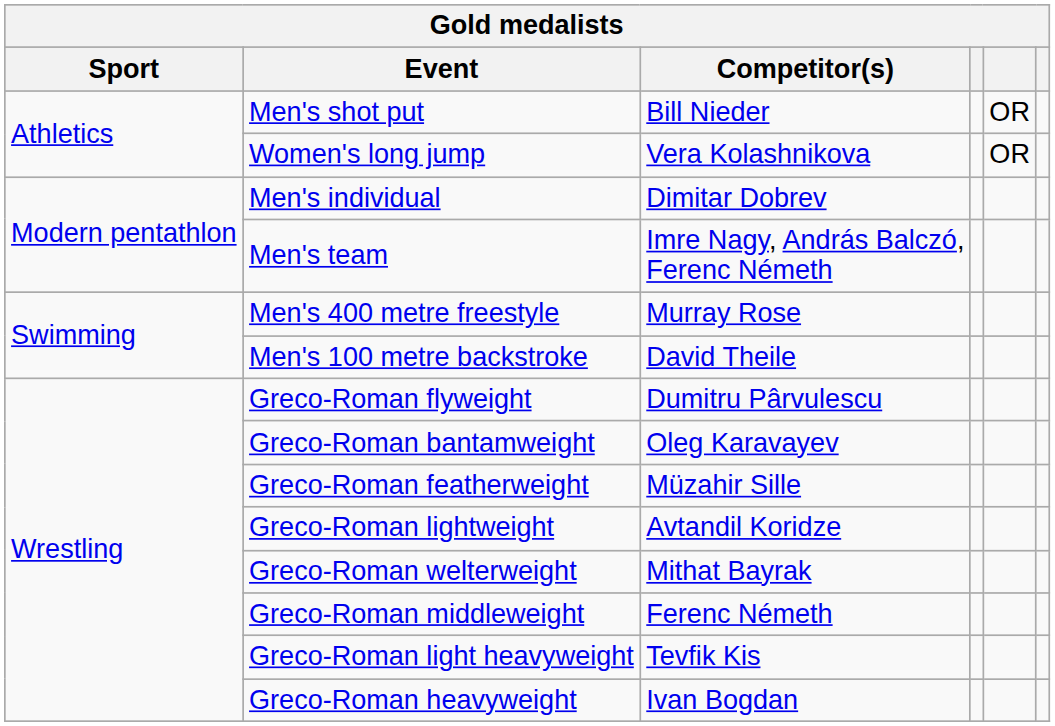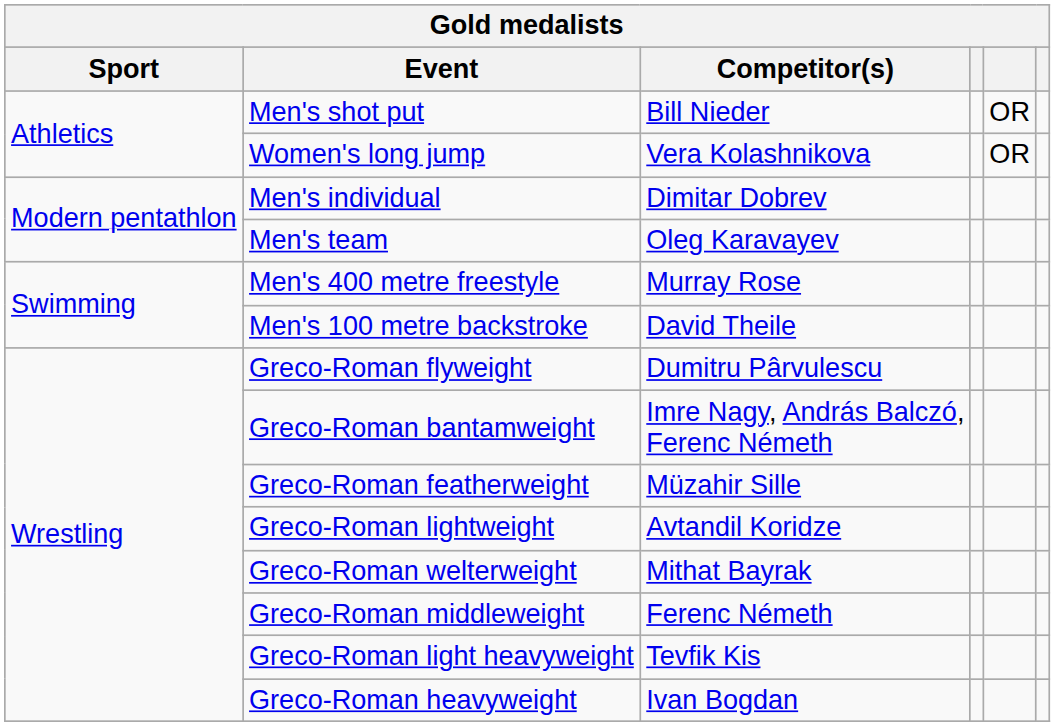(805, 255) Imre Nagy, András Balczó, Ferenc Németh -> (742, 240) Oleg Karavayev
(742, 442) Oleg Karavayev -> (805, 427) Imre Nagy, András Balczó, Ferenc Németh
